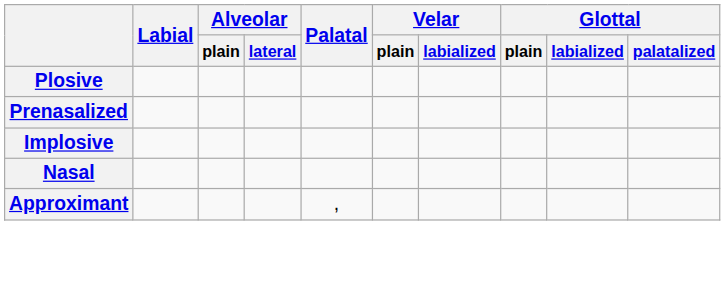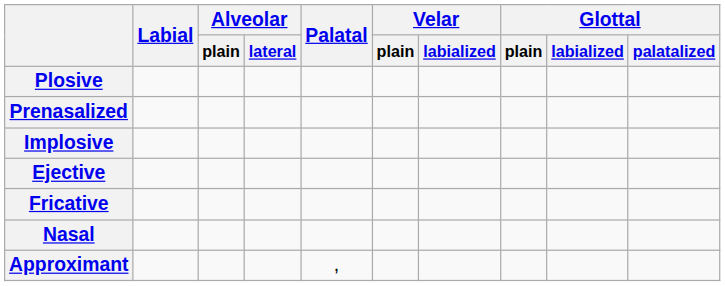+ row: (69, 173)
+ row: (69, 204)
